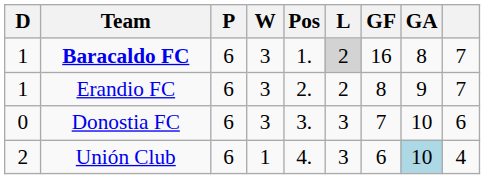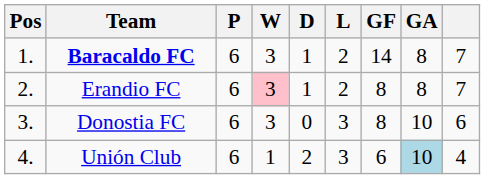columns swapped: (304, 21) <-> (23, 21)
(343, 55) lightgrey background -> (343, 55) no background
(381, 55) 16 -> (381, 55) 14
(265, 88) no background -> (270, 88) pink background
(422, 88) 9 -> (422, 88) 8
(381, 122) 7 -> (381, 122) 8
